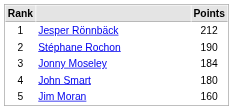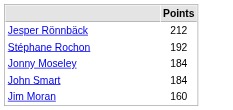- column: (20, 13)
(209, 47) 190 -> (179, 47) 192
(209, 80) 180 -> (179, 80) 184
